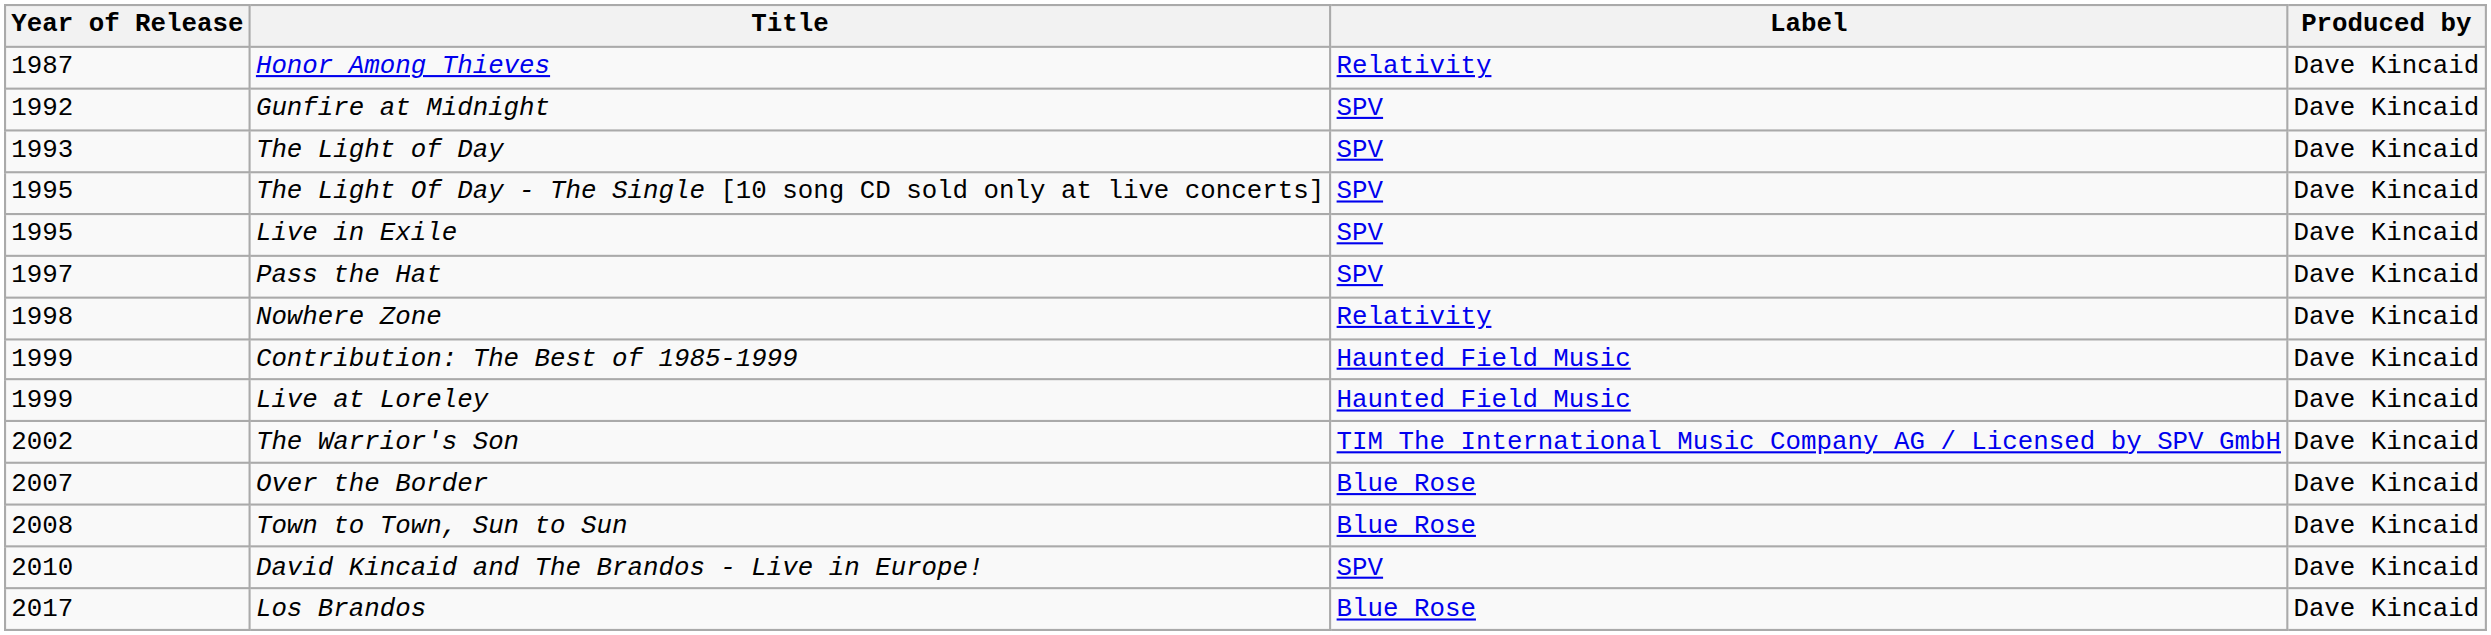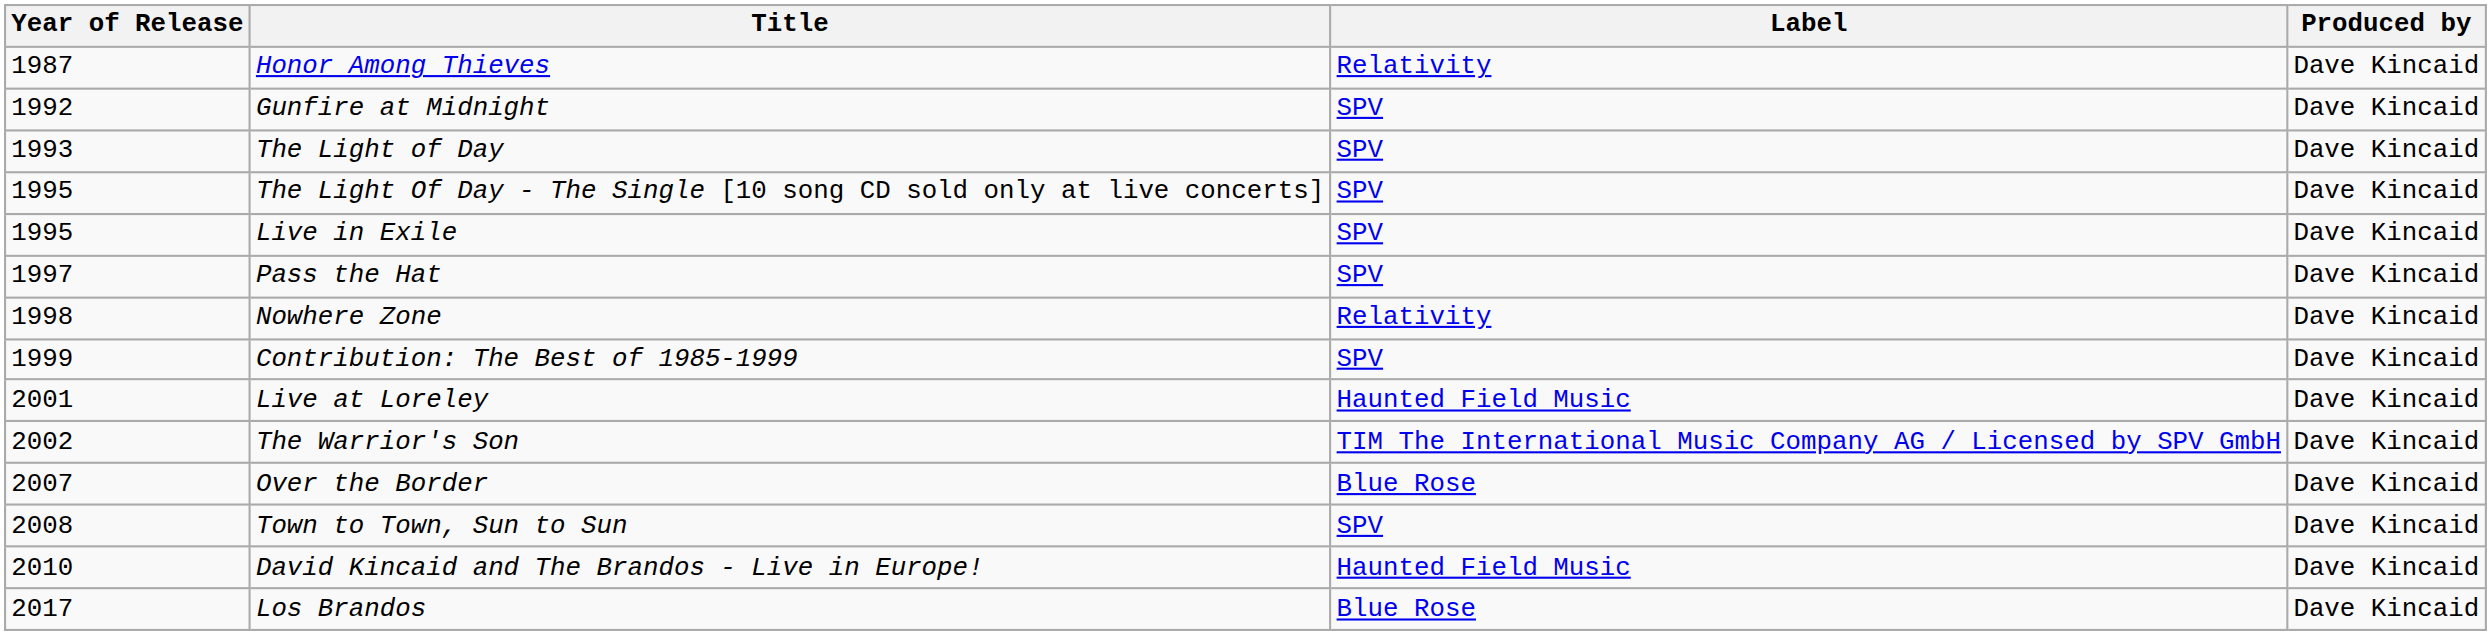(1484, 360) Haunted Field Music -> (1360, 360) SPV
(42, 401) 1999 -> (42, 401) 2001
(1406, 526) Blue Rose -> (1360, 526) SPV
(1360, 568) SPV -> (1484, 568) Haunted Field Music
